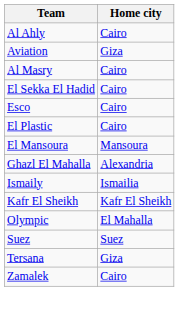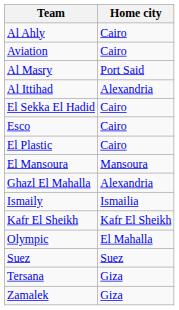(112, 51) Giza -> (114, 51) Cairo
(114, 70) Cairo -> (122, 70) Port Said
+ row: (30, 88)
(114, 276) Cairo -> (112, 295) Giza
